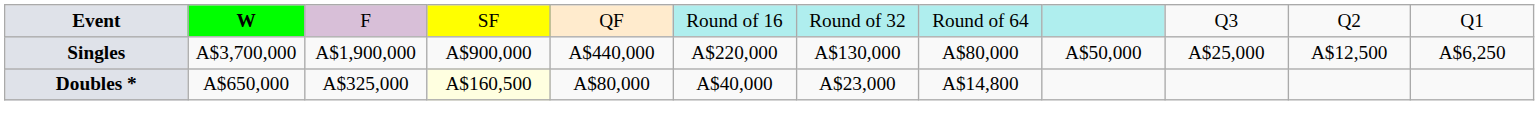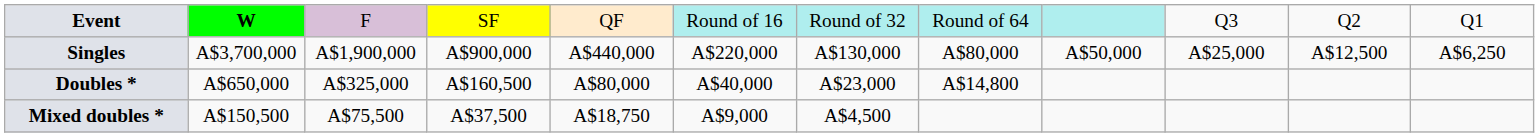(489, 84) lightyellow background -> (489, 84) no background
+ row: (96, 116)
